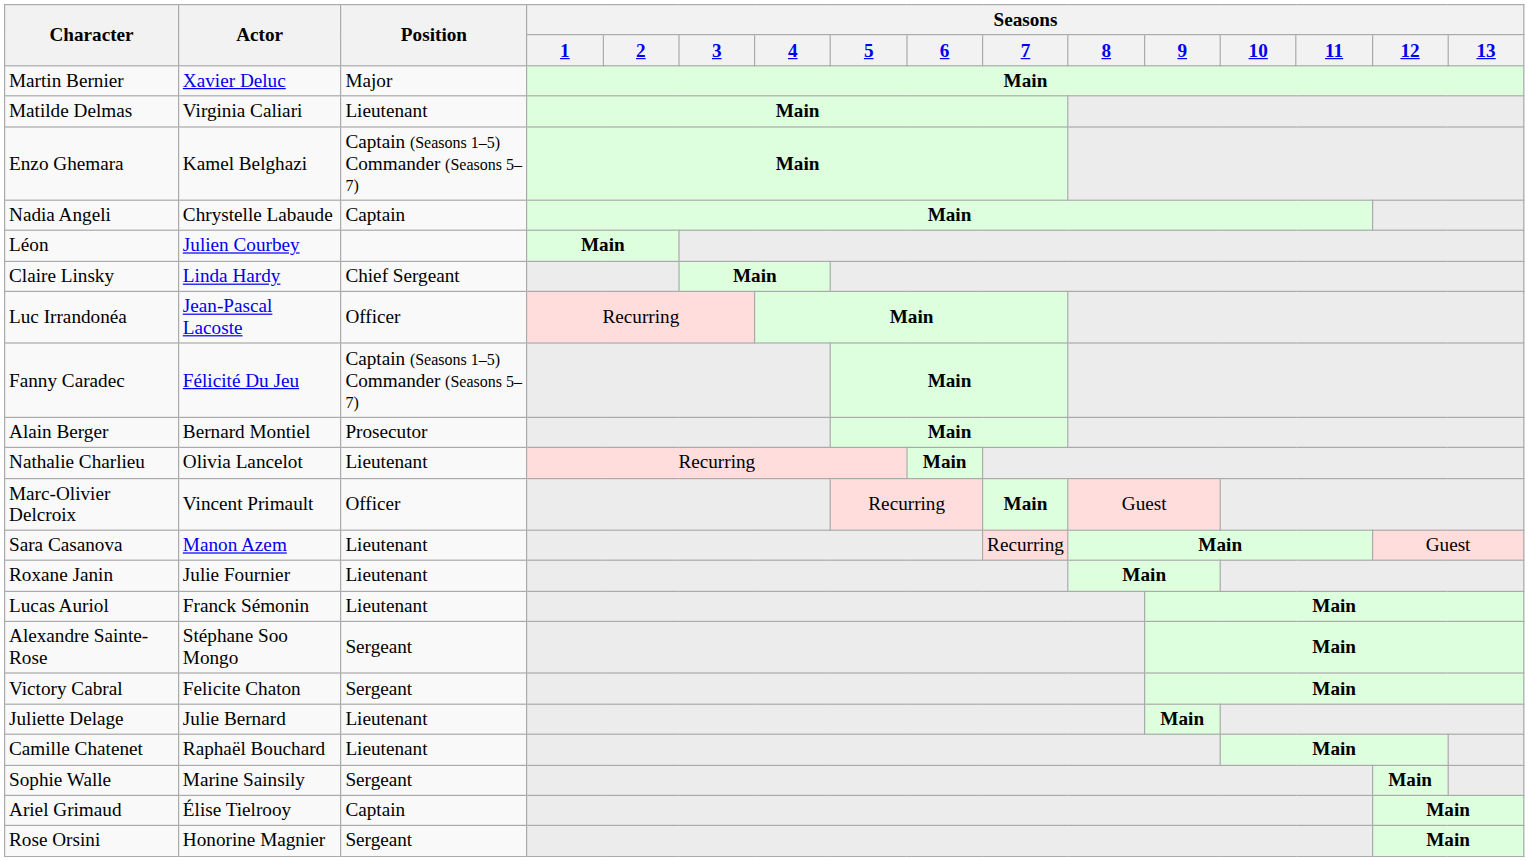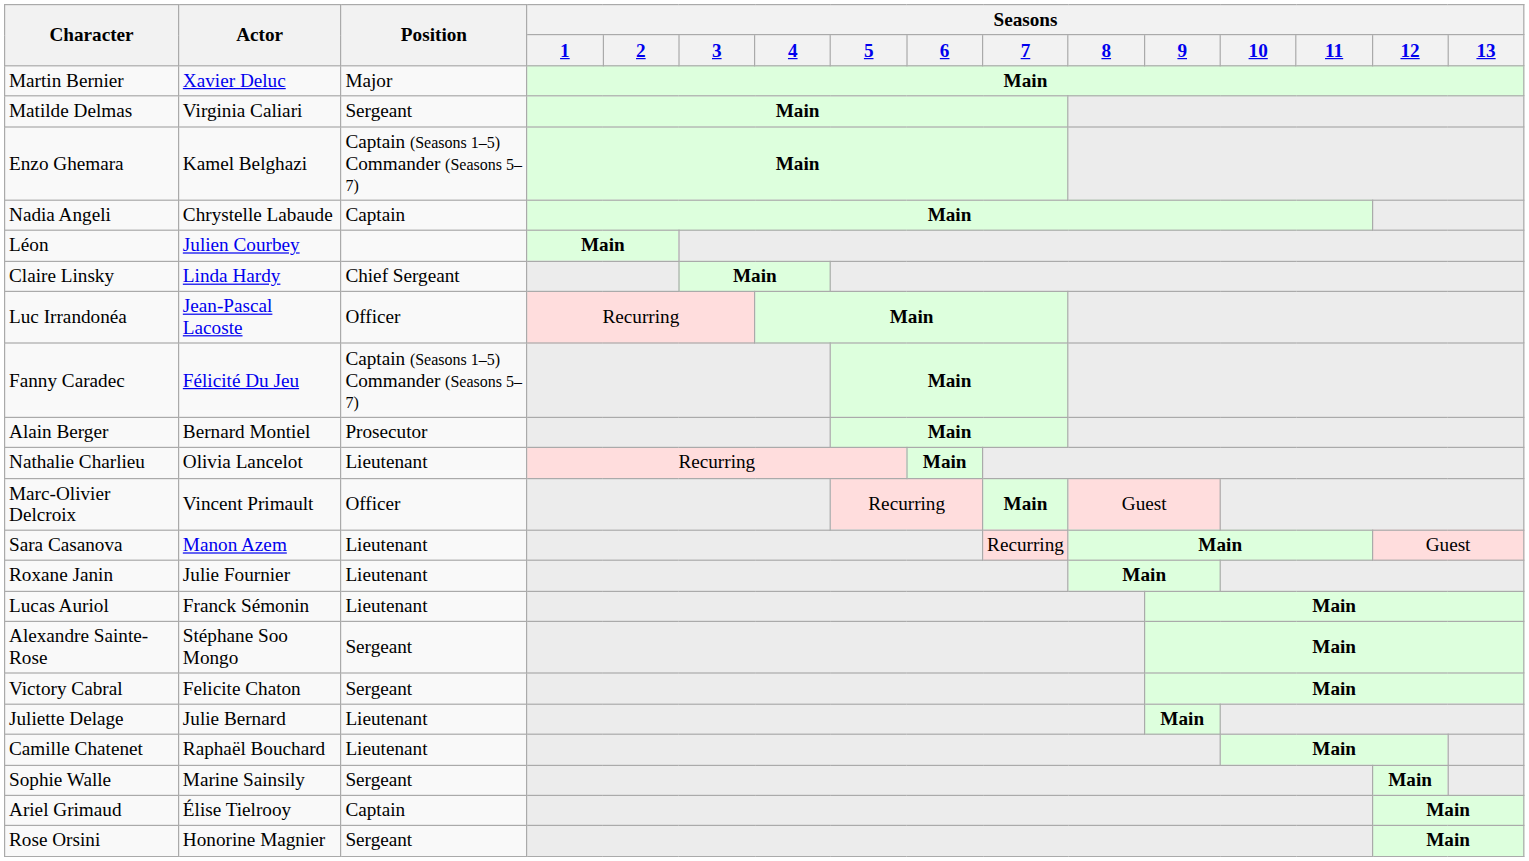(386, 111) Lieutenant -> (379, 111) Sergeant
